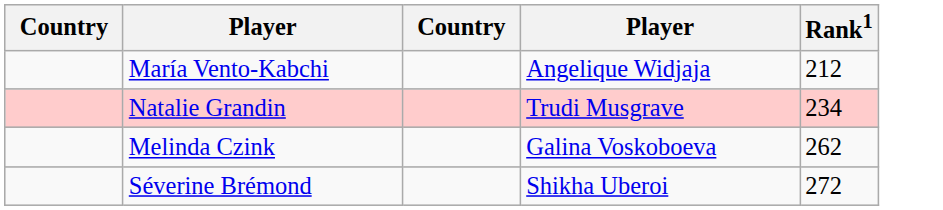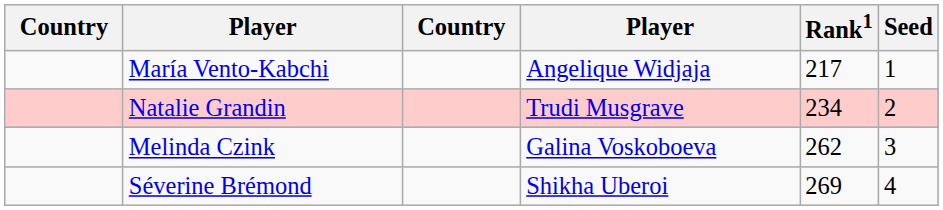+ column: (908, 27)
(824, 69) 212 -> (824, 69) 217
(824, 185) 272 -> (824, 185) 269
